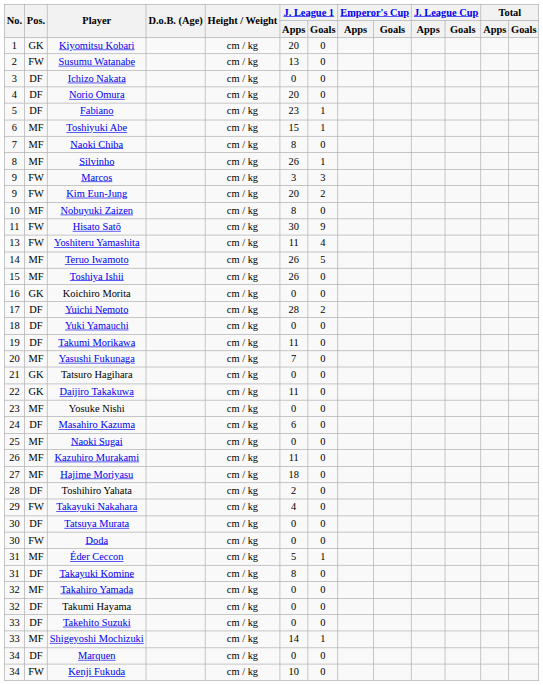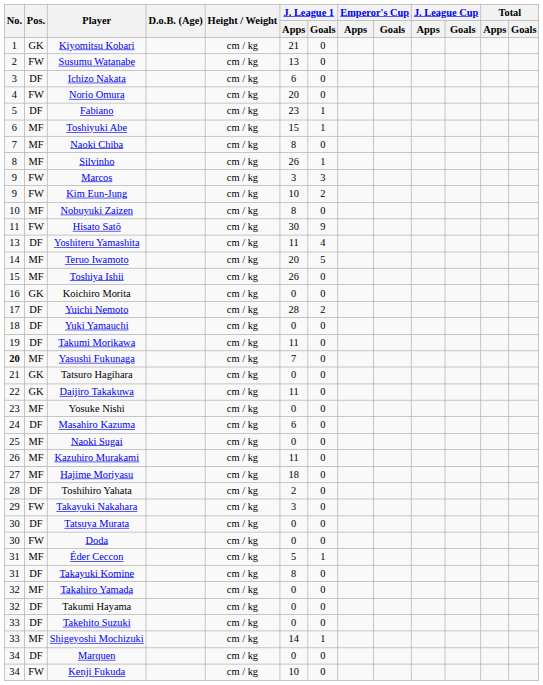(294, 45) 20 -> (294, 45) 21
(294, 78) 0 -> (294, 78) 6
(36, 95) DF -> (36, 95) FW
(294, 194) 20 -> (294, 194) 10
(36, 243) FW -> (36, 243) DF
(294, 260) 26 -> (294, 260) 20
(14, 359) normal -> (14, 359) bold
(294, 507) 4 -> (294, 507) 3
